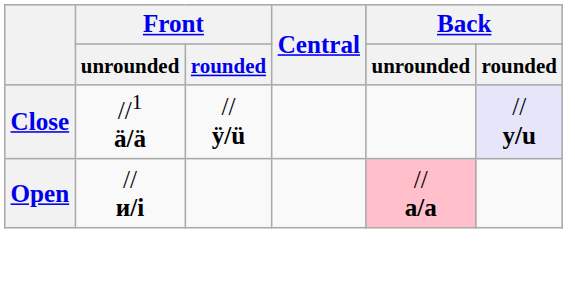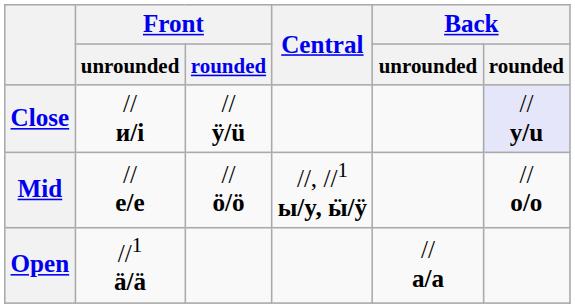(130, 121) //1 ӓ/ä -> (130, 118) // и/i
+ row: (40, 189)
(130, 193) // и/i -> (130, 264) //1 ӓ/ä
(421, 193) pink background -> (428, 264) no background
